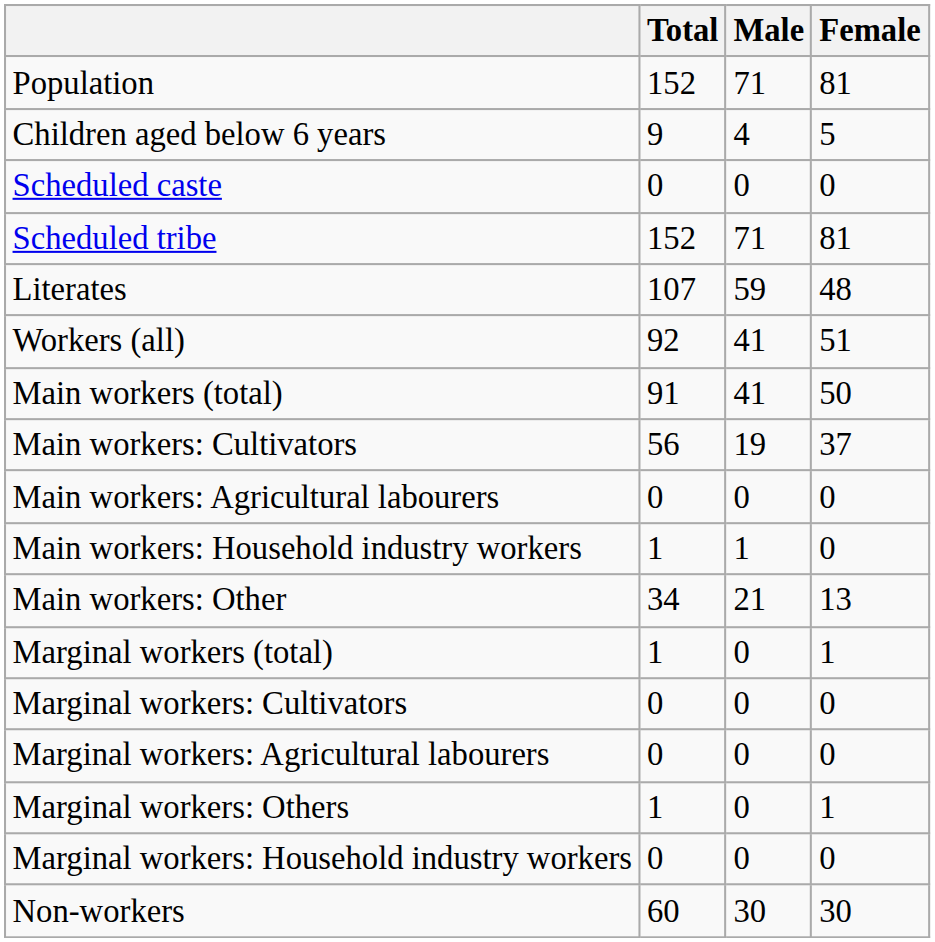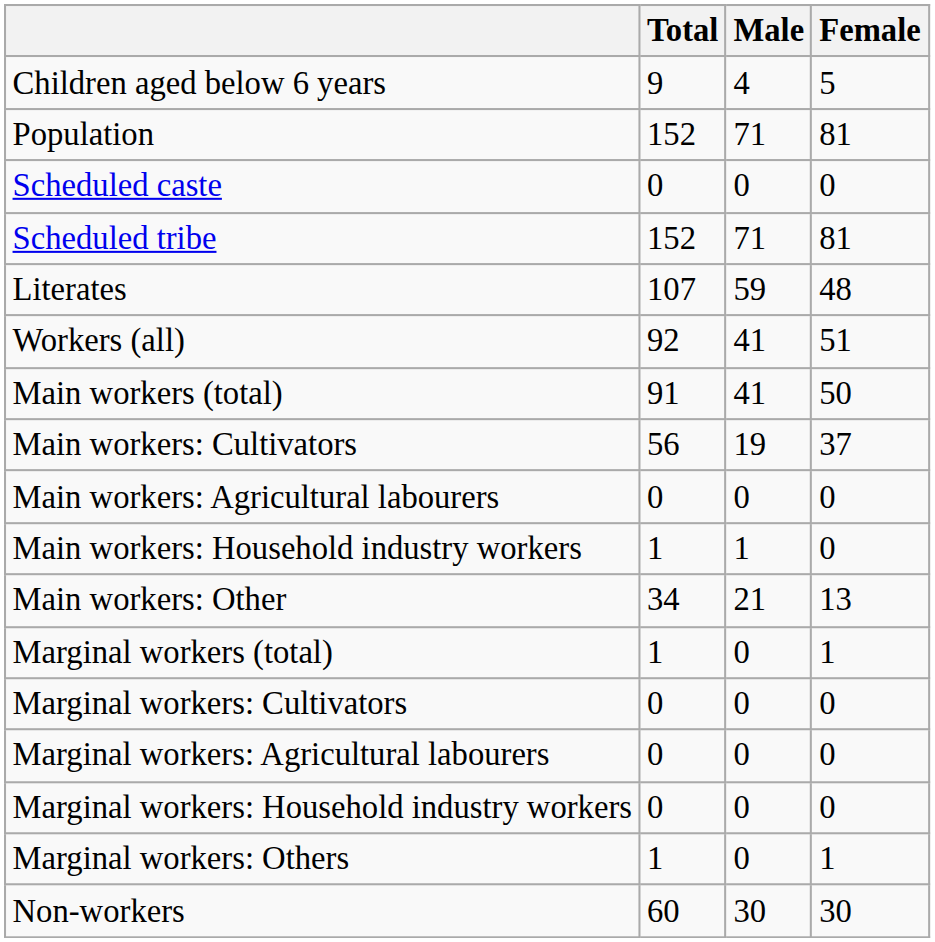rows swapped: (83, 82) <-> (199, 133)
rows swapped: (322, 858) <-> (181, 806)
